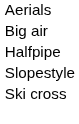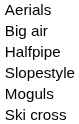+ row: (29, 94)
